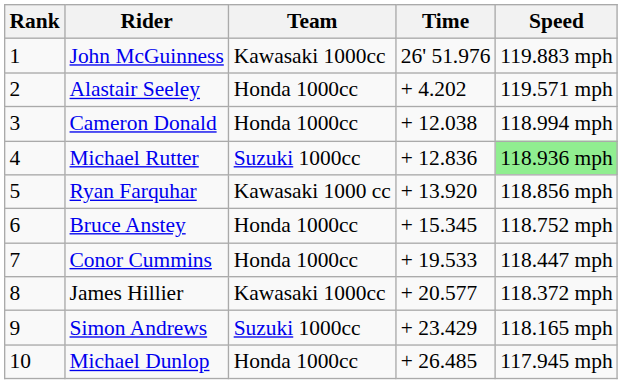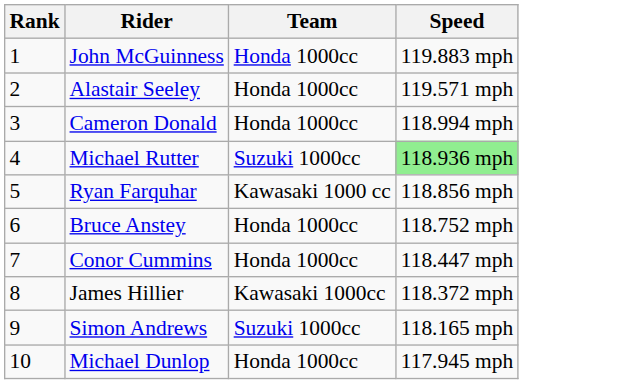- column: (446, 21)
(310, 55) Kawasaki 1000cc -> (296, 55) Honda 1000cc
